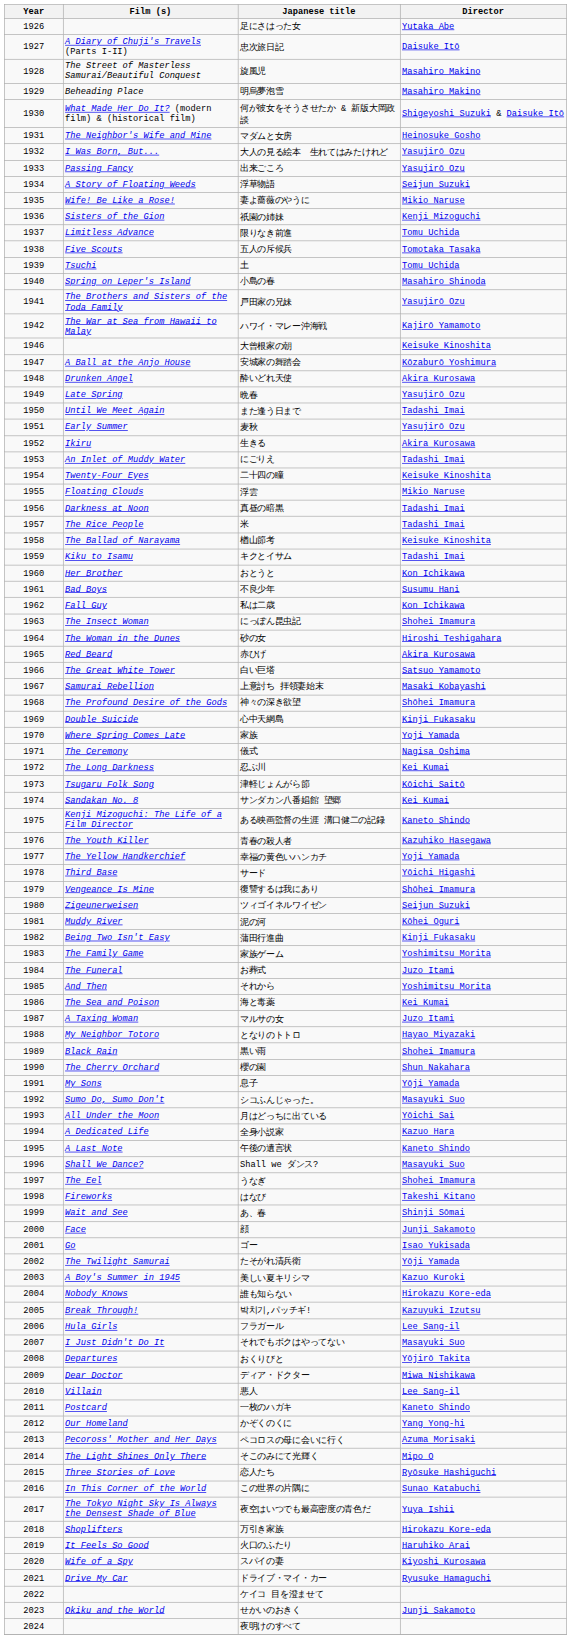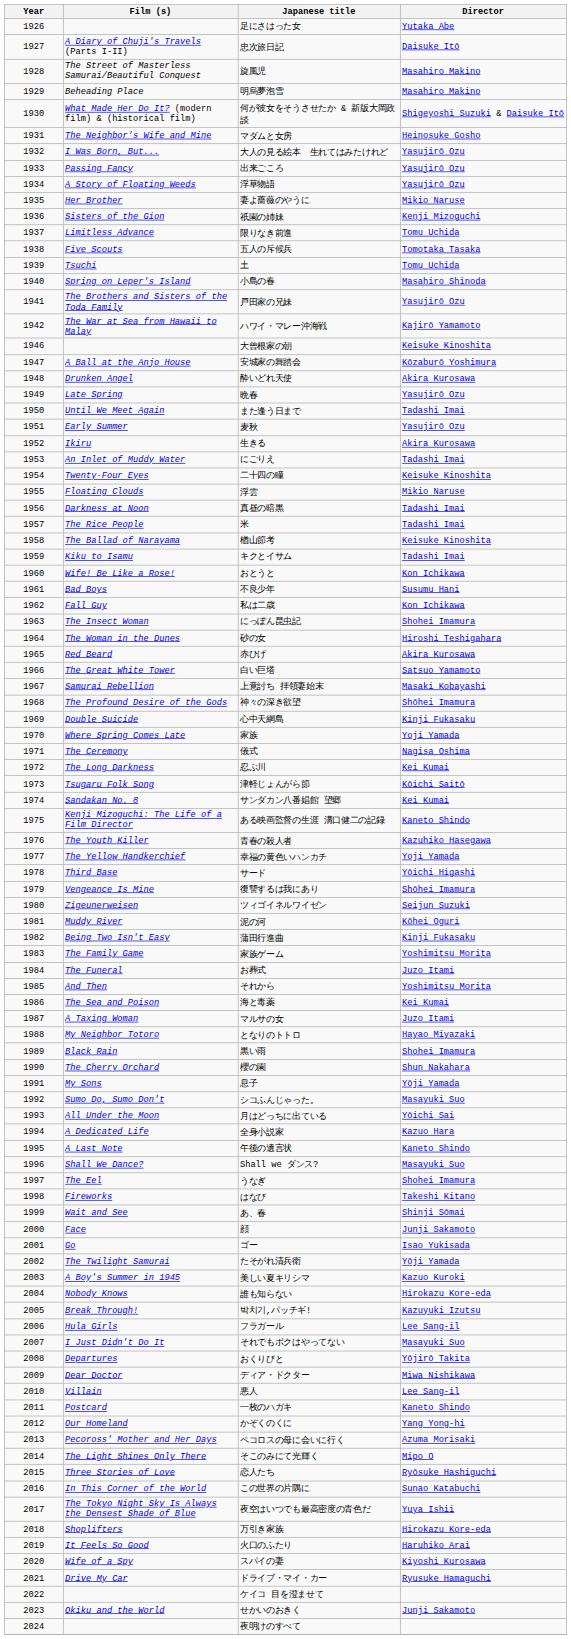(436, 184) Seijun Suzuki -> (433, 184) Yasujirō Ozu
(120, 201) Wife! Be Like a Rose! -> (94, 201) Her Brother
(94, 573) Her Brother -> (120, 573) Wife! Be Like a Rose!
